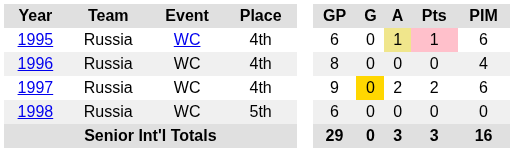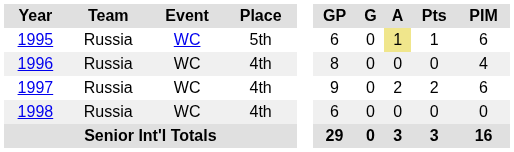(261, 40) 4th -> (261, 40) 5th
(434, 40) pink background -> (434, 40) no background
(370, 88) gold background -> (370, 88) no background
(261, 112) 5th -> (261, 112) 4th
